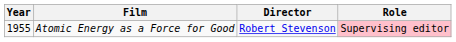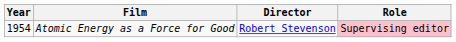(19, 29) 1955 -> (19, 29) 1954
